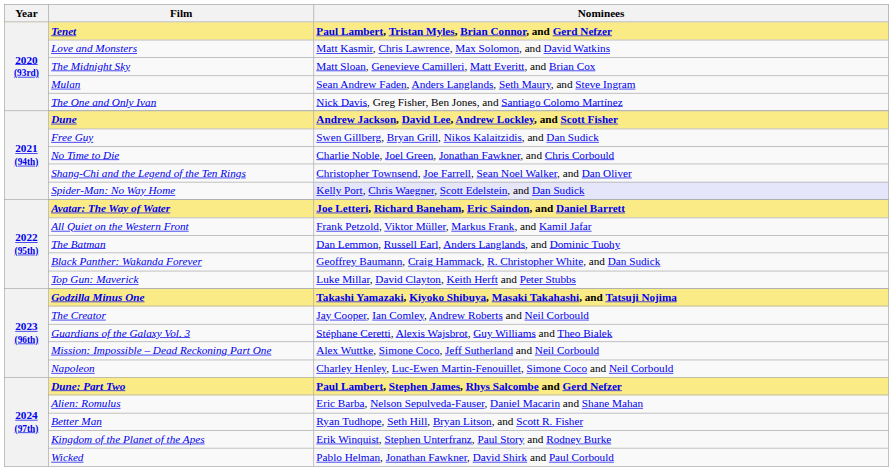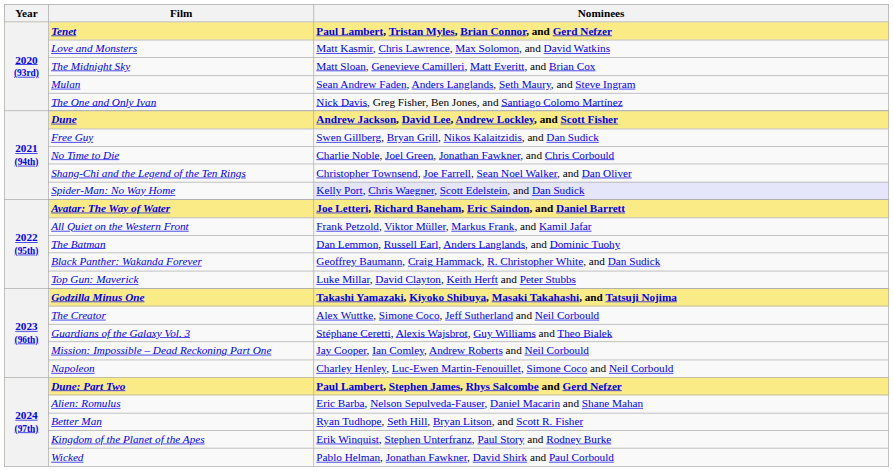(453, 315) Jay Cooper, Ian Comley, Andrew Roberts and Neil Corbould -> (458, 315) Alex Wuttke, Simone Coco, Jeff Sutherland and Neil Corbould
(458, 350) Alex Wuttke, Simone Coco, Jeff Sutherland and Neil Corbould -> (453, 350) Jay Cooper, Ian Comley, Andrew Roberts and Neil Corbould
